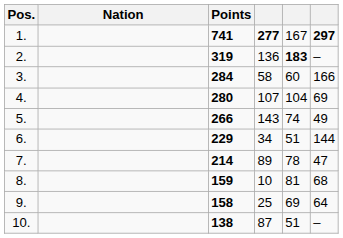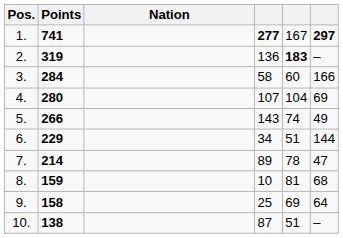columns swapped: (123, 14) <-> (231, 14)
